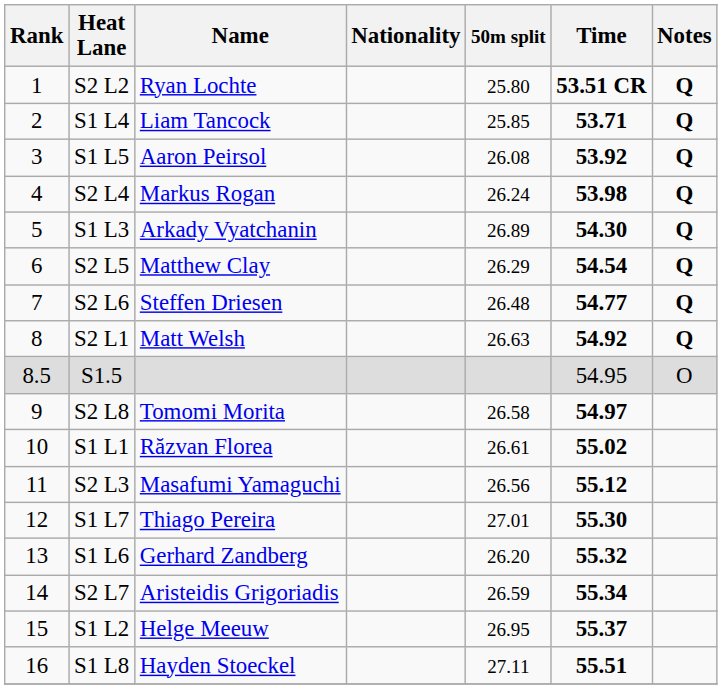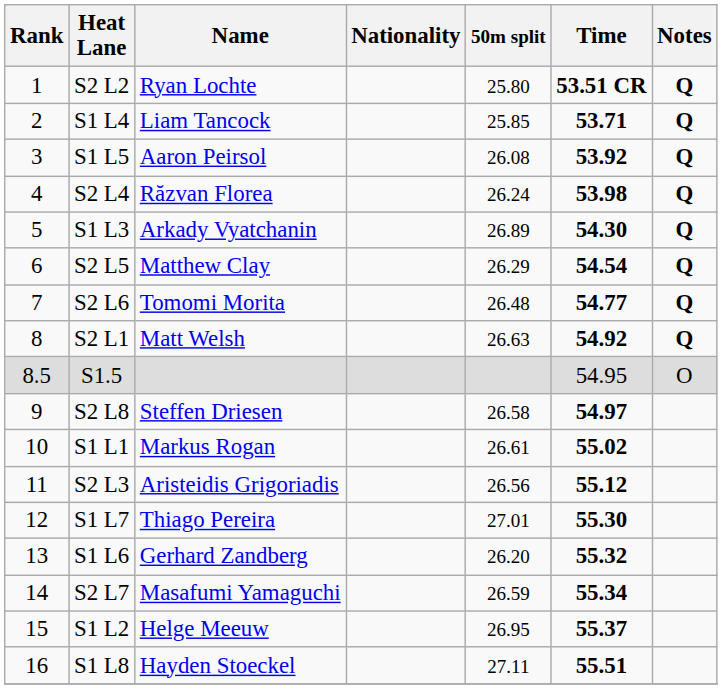(207, 193) Markus Rogan -> (206, 193) Răzvan Florea
(211, 302) Steffen Driesen -> (212, 302) Tomomi Morita
(212, 411) Tomomi Morita -> (211, 411) Steffen Driesen
(206, 447) Răzvan Florea -> (207, 447) Markus Rogan
(240, 483) Masafumi Yamaguchi -> (239, 483) Aristeidis Grigoriadis
(239, 592) Aristeidis Grigoriadis -> (240, 592) Masafumi Yamaguchi
